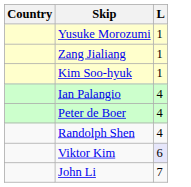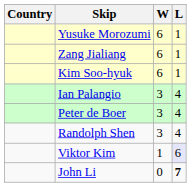+ column: (163, 14)
(160, 172) normal -> (178, 172) bold
